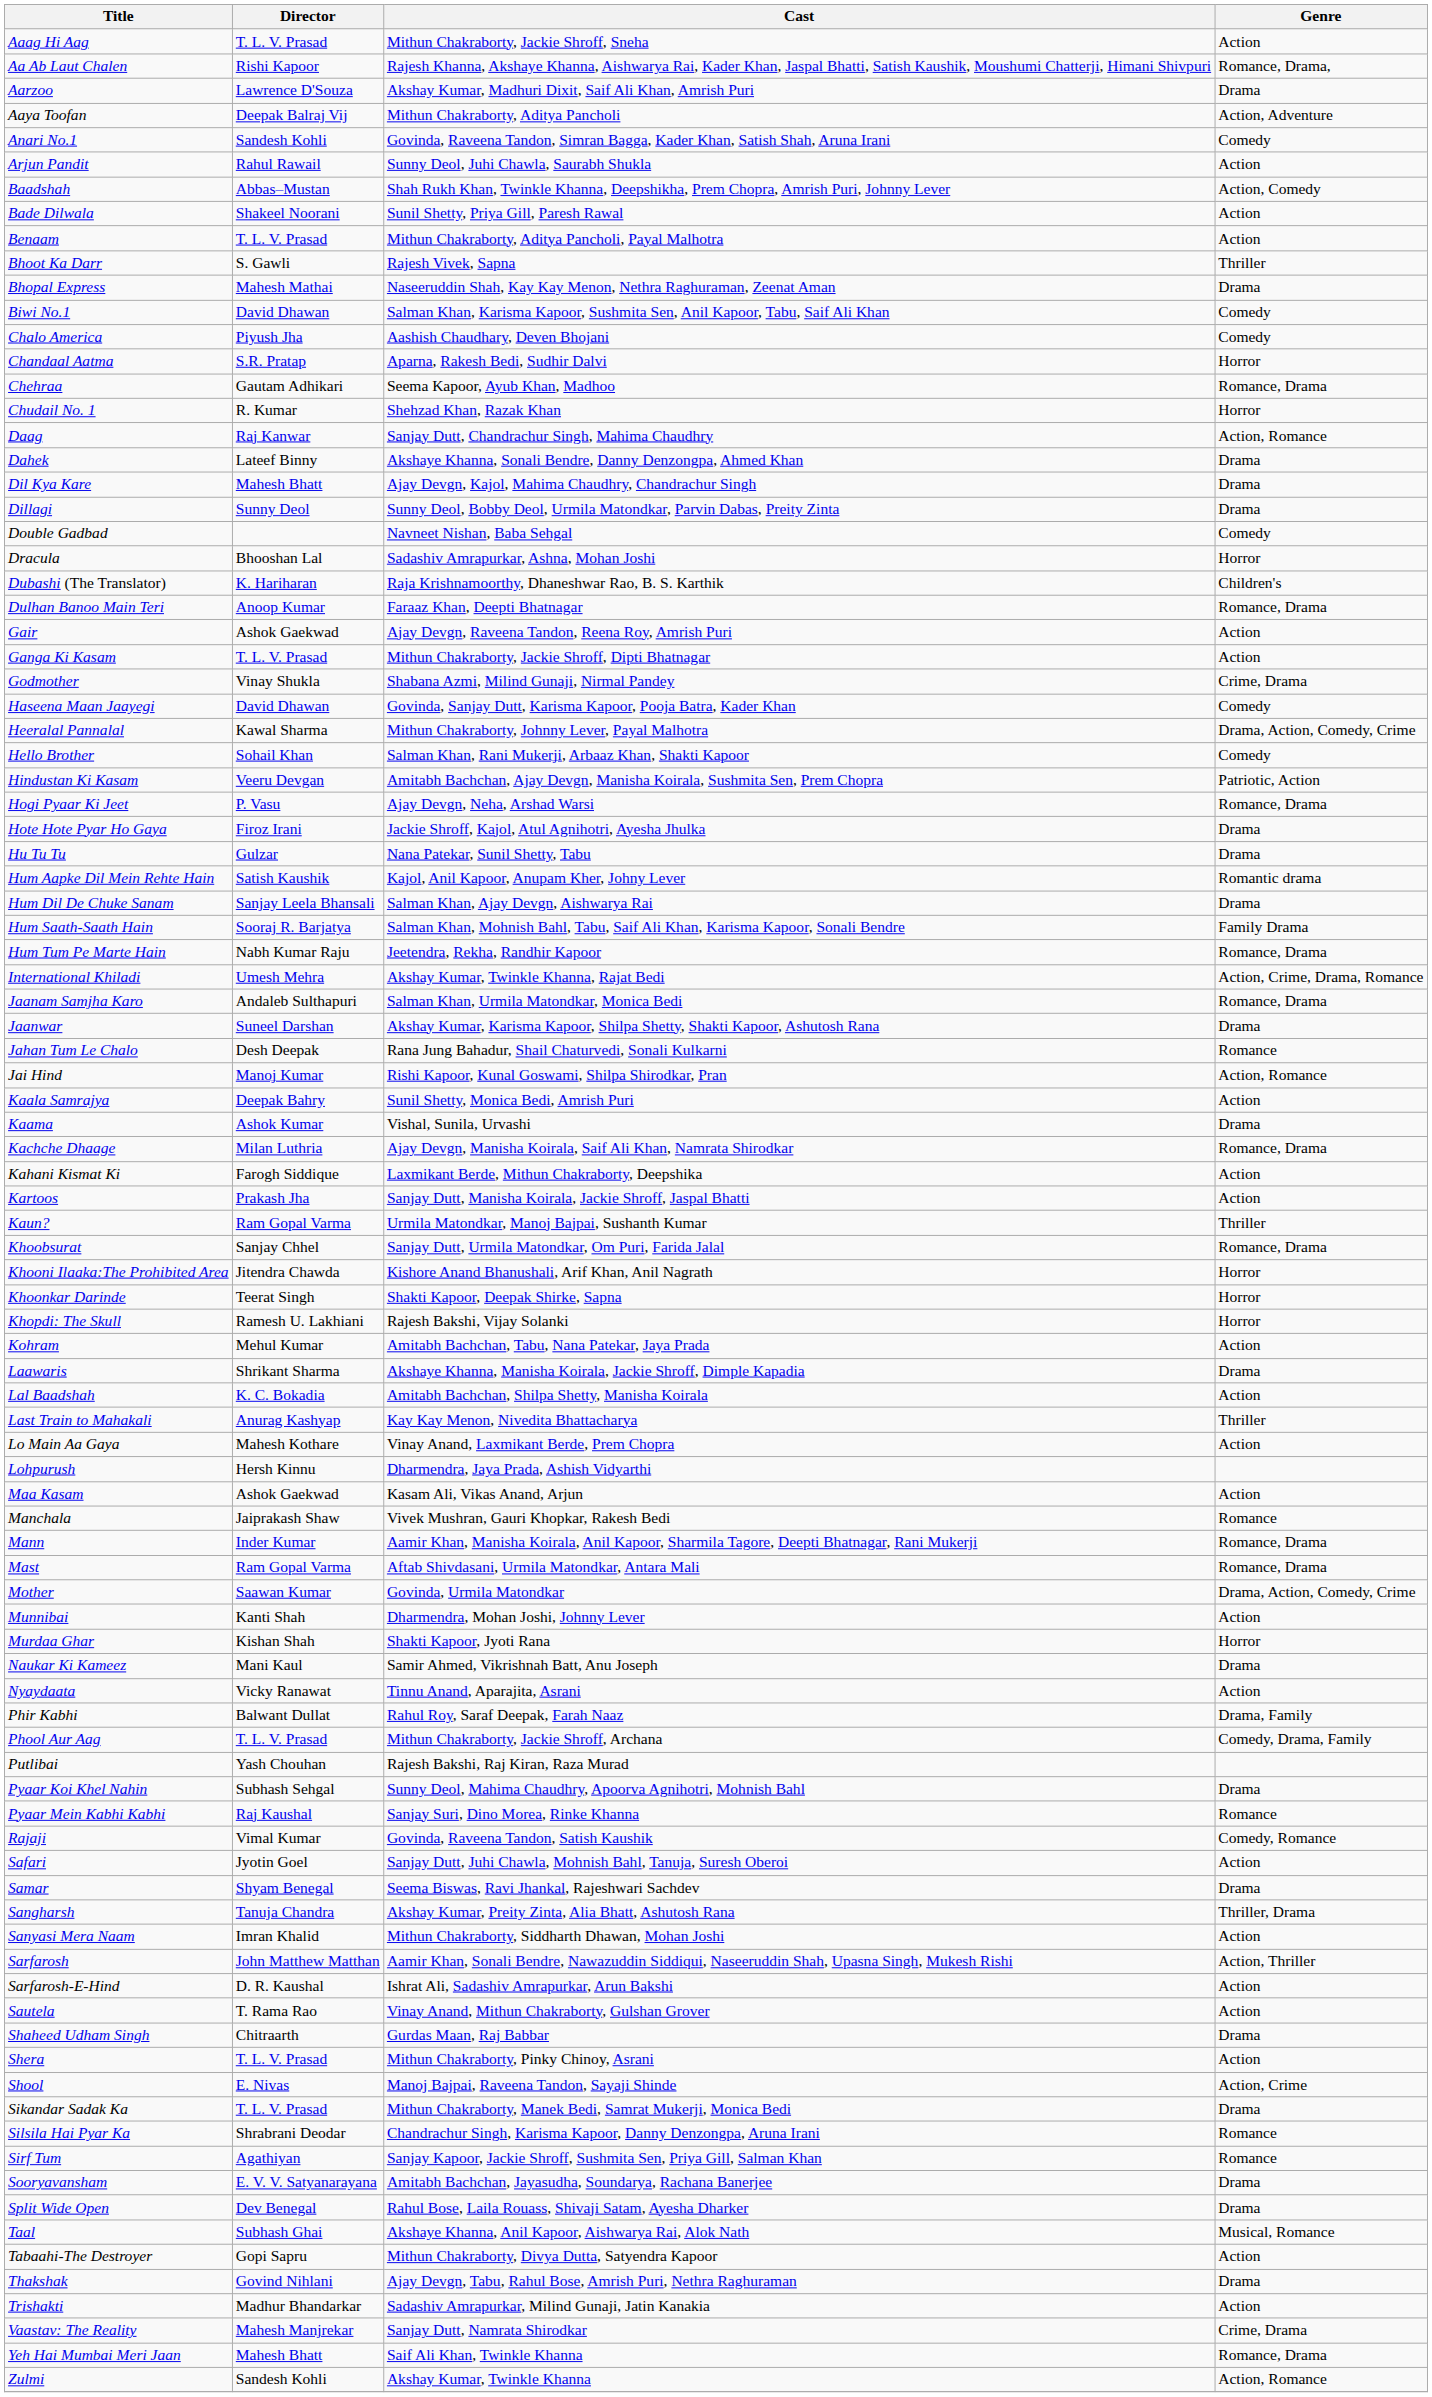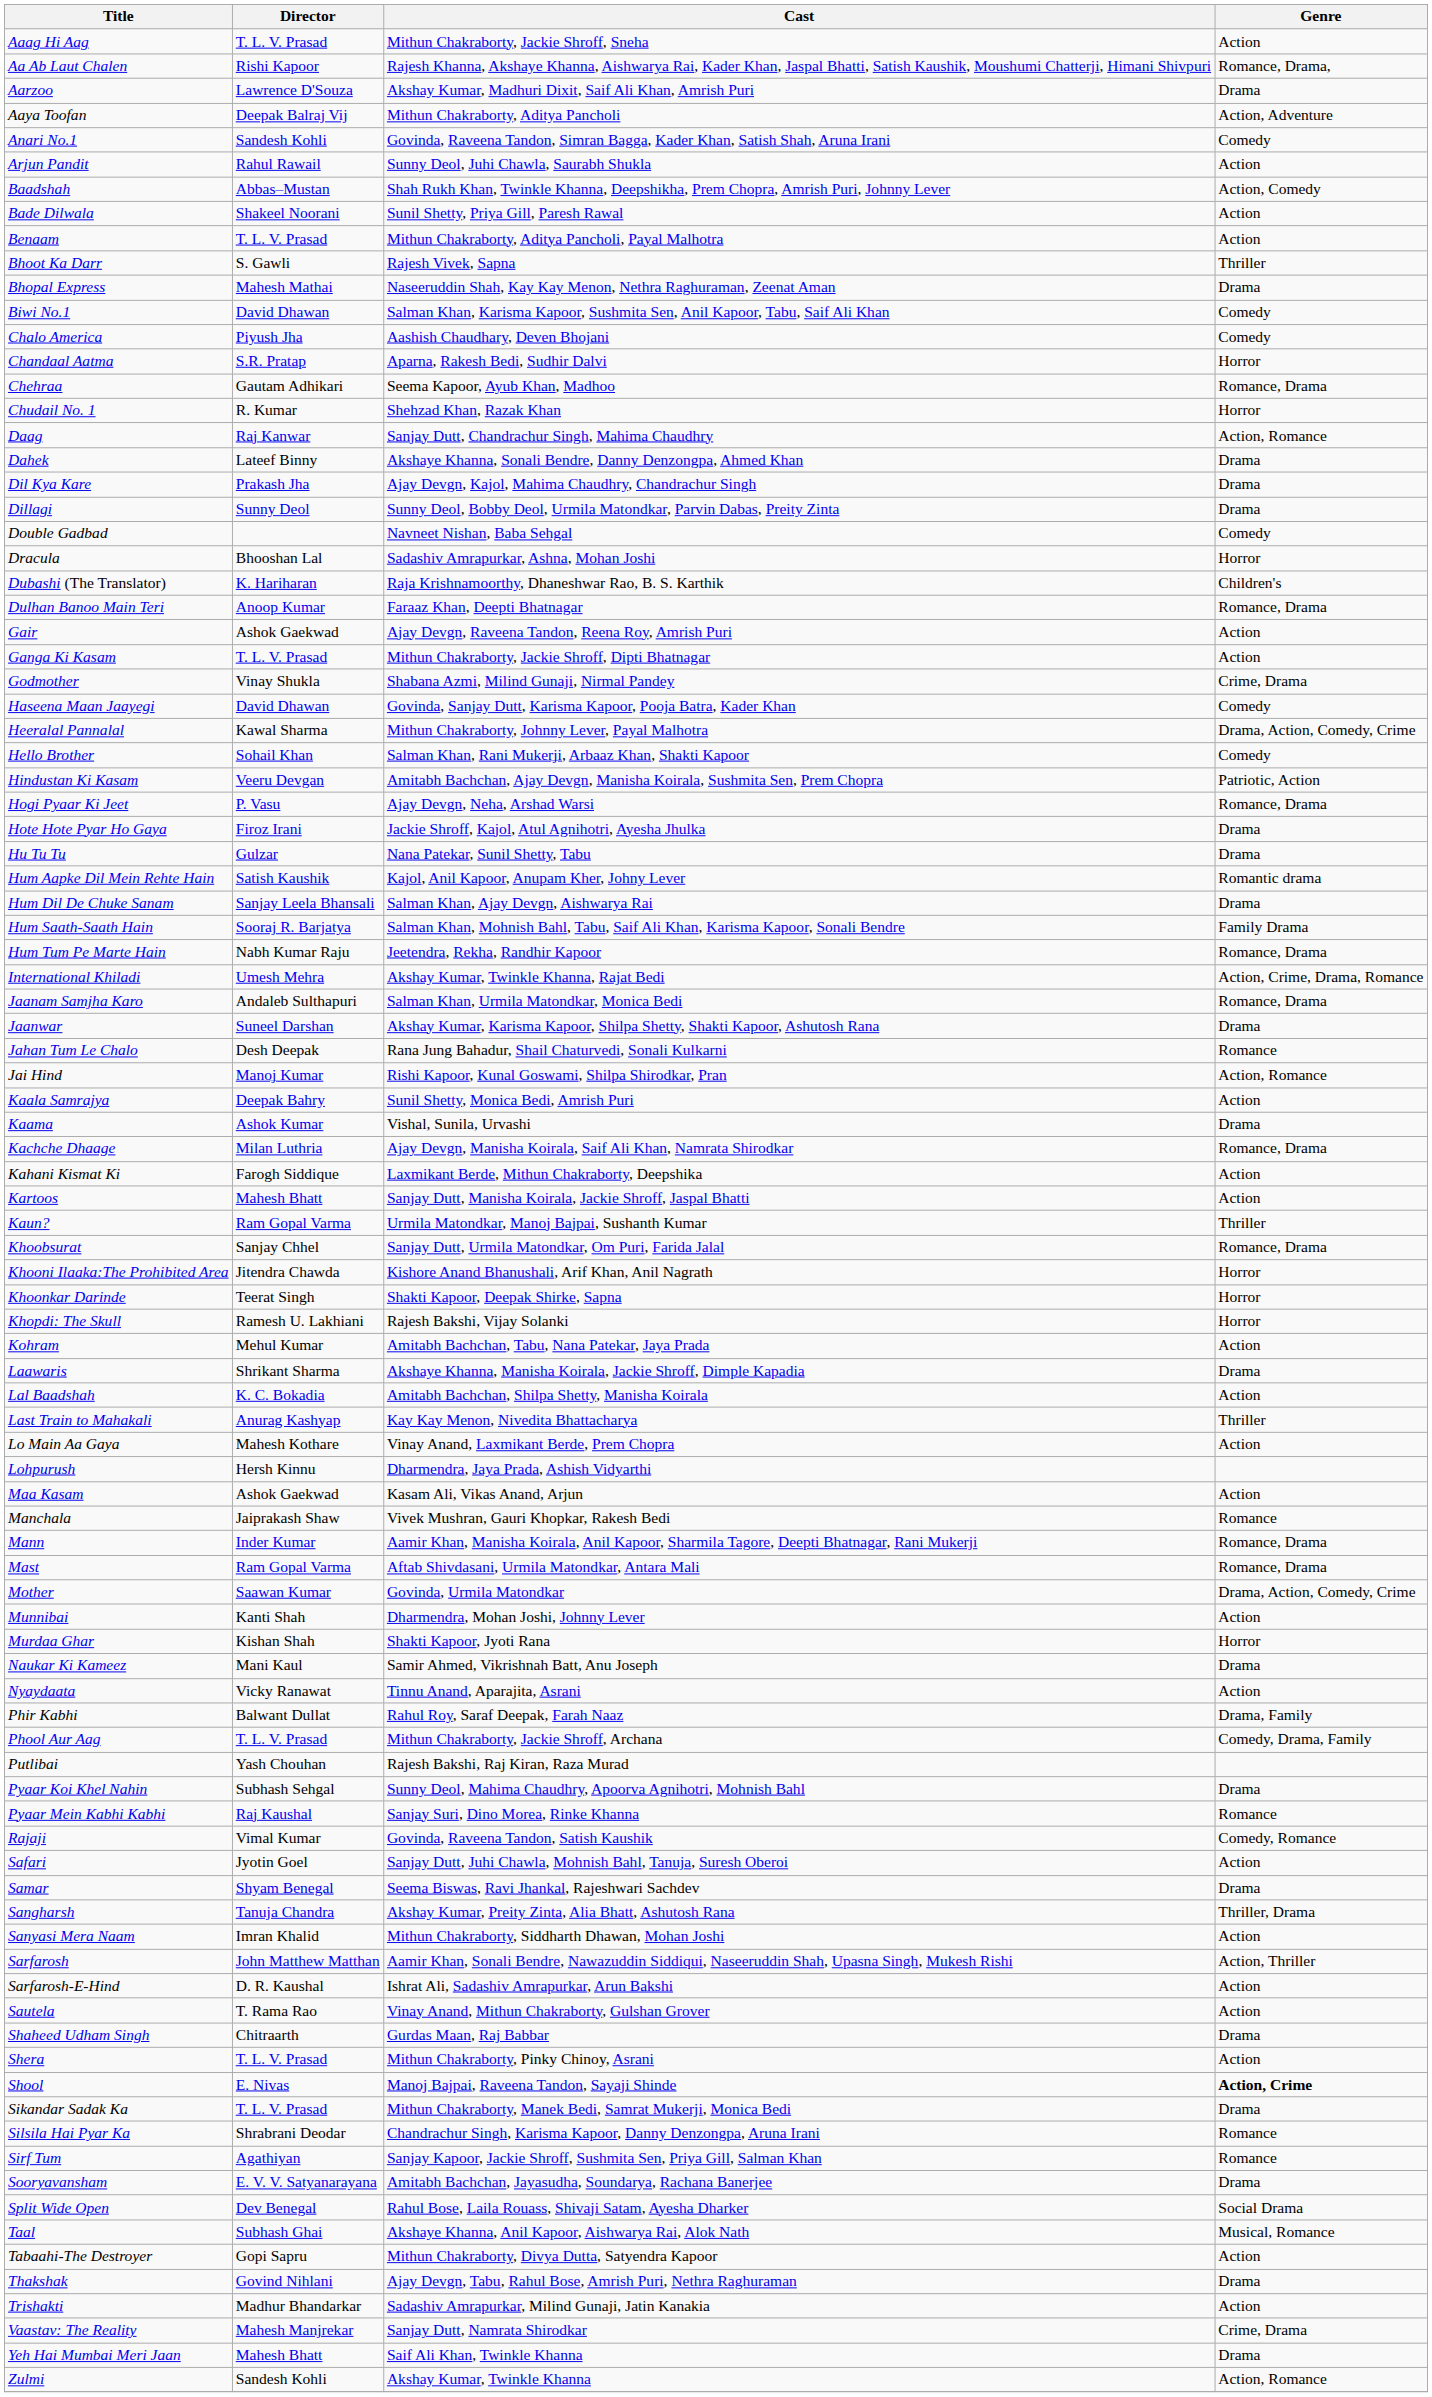(279, 484) Mahesh Bhatt -> (273, 484) Prakash Jha
(273, 1198) Prakash Jha -> (279, 1198) Mahesh Bhatt
(1263, 2084) normal -> (1265, 2084) bold
(1239, 2207) Drama -> (1261, 2207) Social Drama
(1273, 2355) Romance, Drama -> (1239, 2355) Drama
